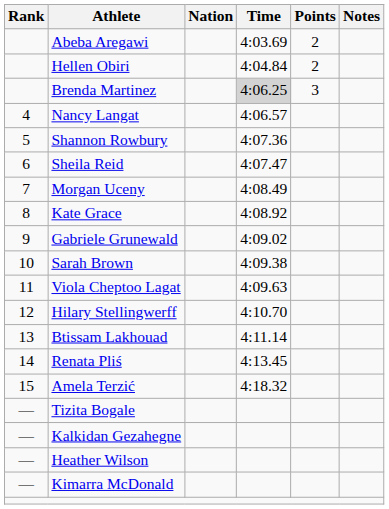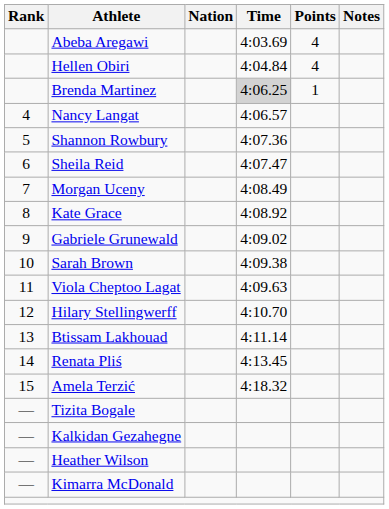(315, 41) 2 -> (315, 41) 4
(315, 66) 2 -> (315, 66) 4
(315, 90) 3 -> (315, 90) 1
